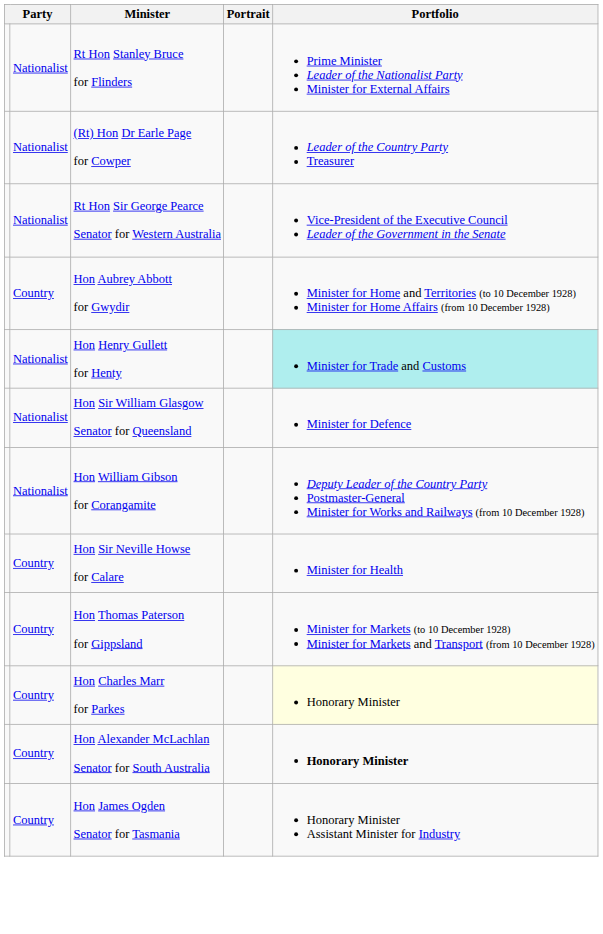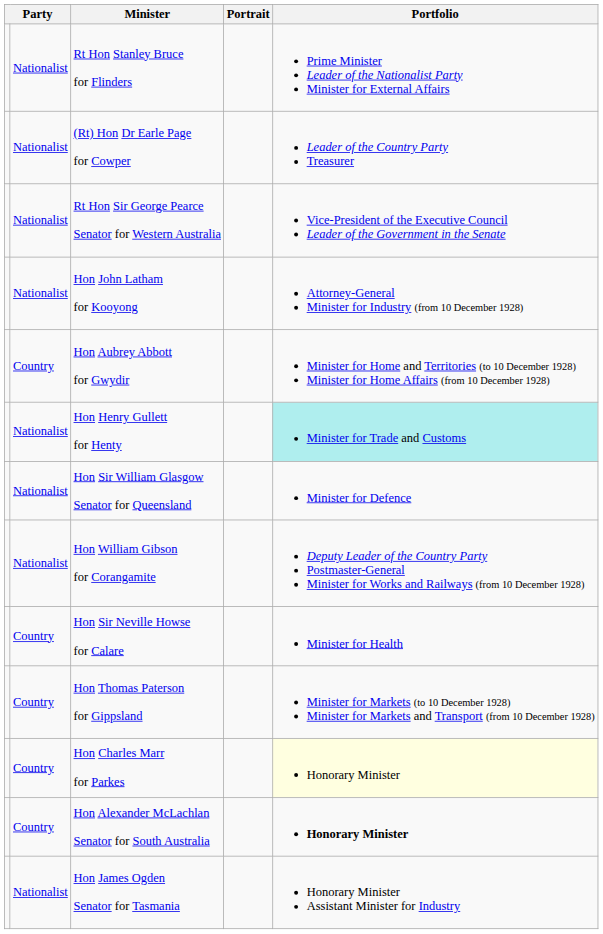+ row: (118, 293)
(33, 819) Country -> (40, 892) Nationalist
